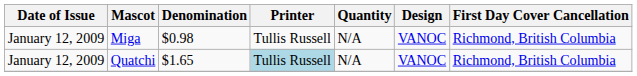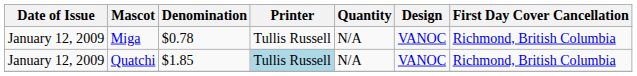(178, 37) $0.98 -> (178, 37) $0.78
(178, 60) $1.65 -> (178, 60) $1.85
